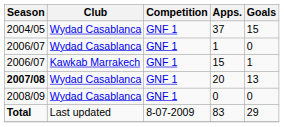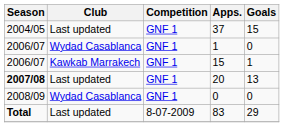(96, 29) Wydad Casablanca -> (80, 29) Last updated
(96, 79) Wydad Casablanca -> (80, 79) Last updated
